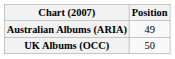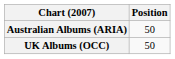(150, 29) 49 -> (150, 29) 50
